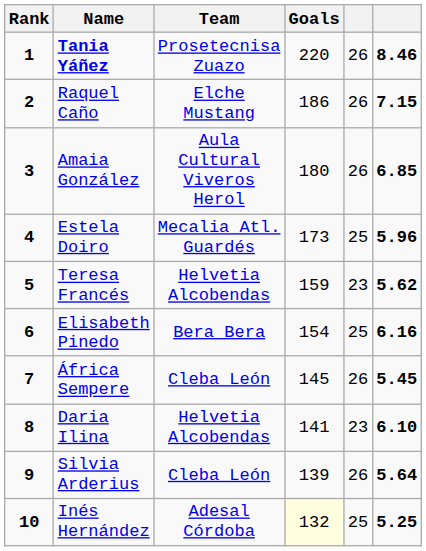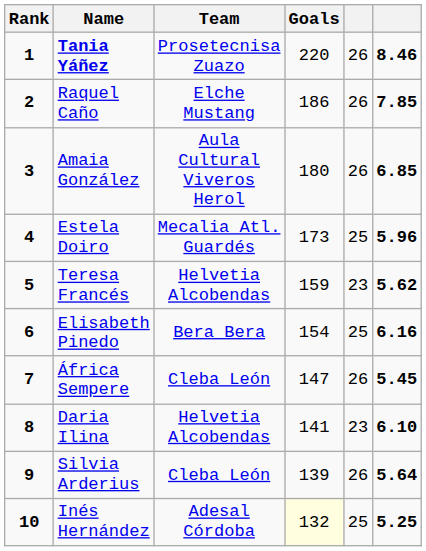(397, 104) 7.15 -> (397, 104) 7.85
(314, 380) 145 -> (314, 380) 147
